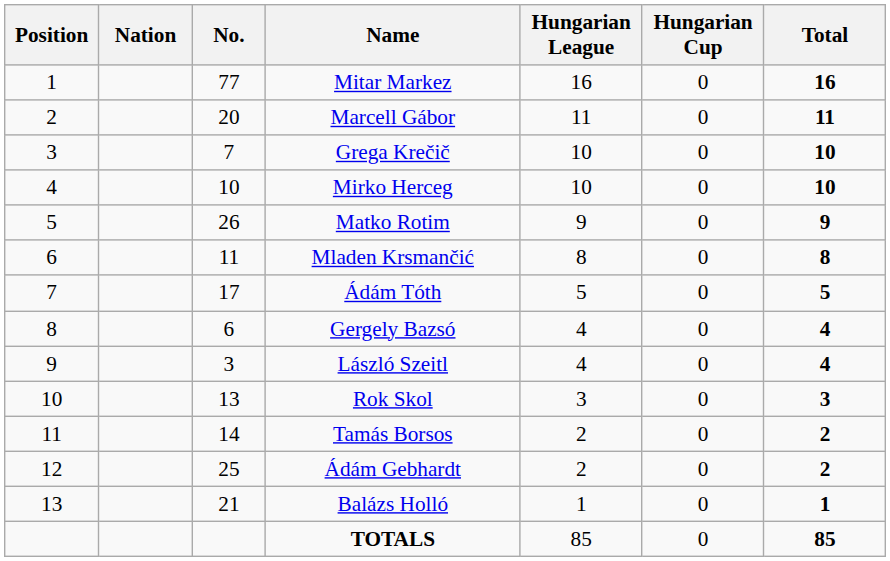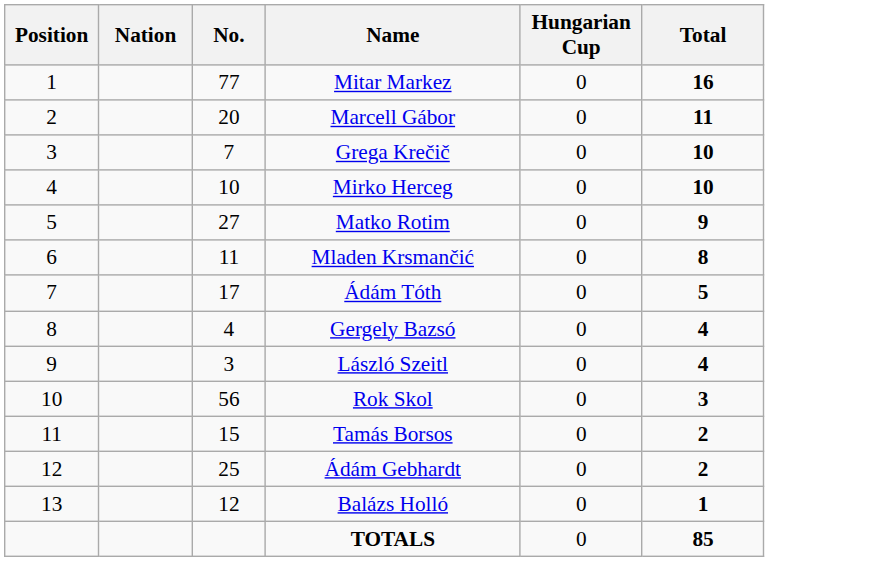- column: (581, 34)
(229, 222) 26 -> (229, 222) 27
(229, 328) 6 -> (229, 328) 4
(229, 398) 13 -> (229, 398) 56
(229, 433) 14 -> (229, 433) 15
(229, 503) 21 -> (229, 503) 12
